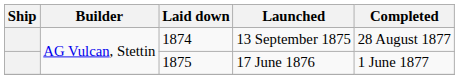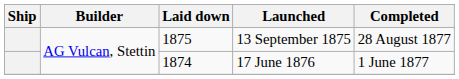(177, 39) 1874 -> (177, 39) 1875
(177, 62) 1875 -> (177, 62) 1874
